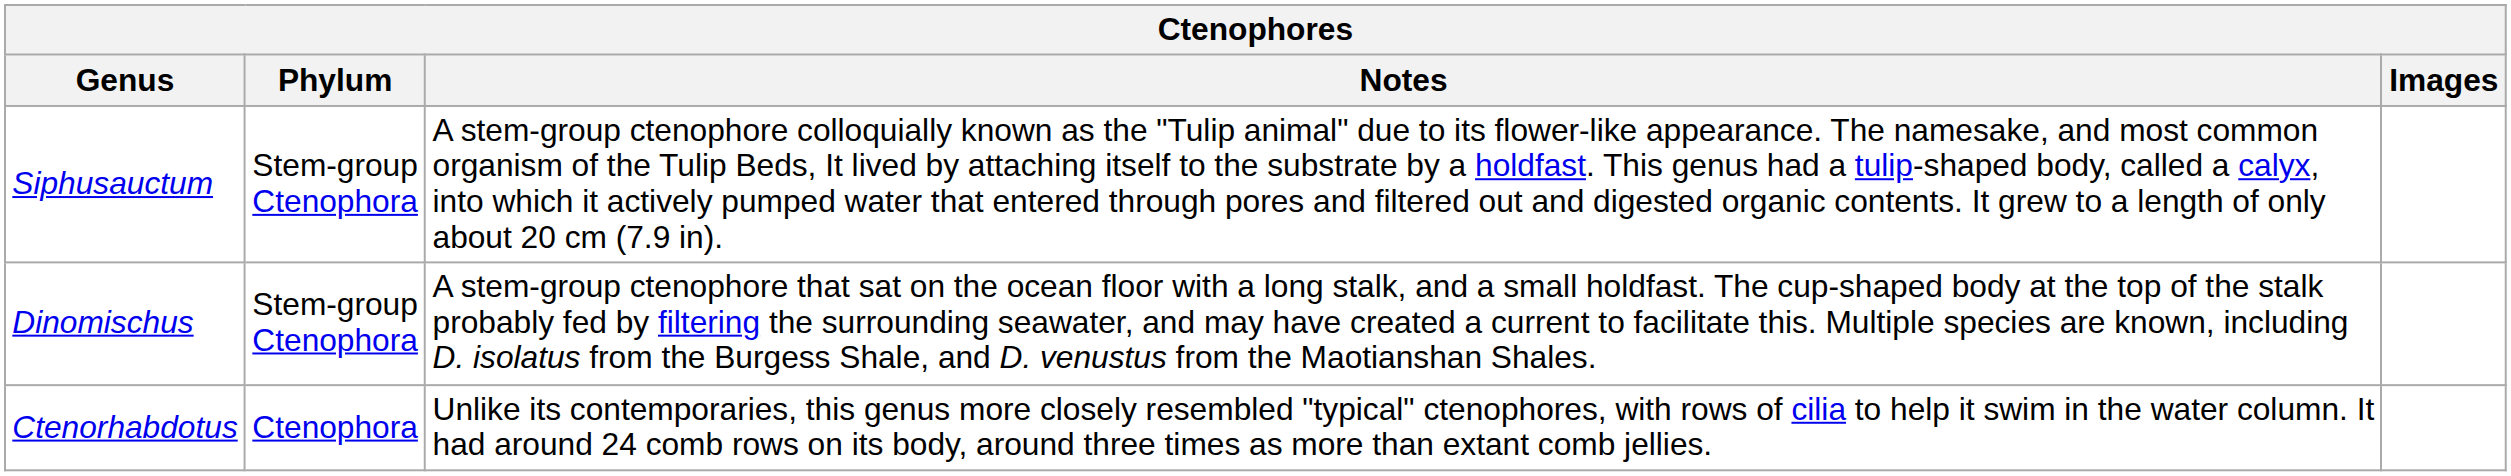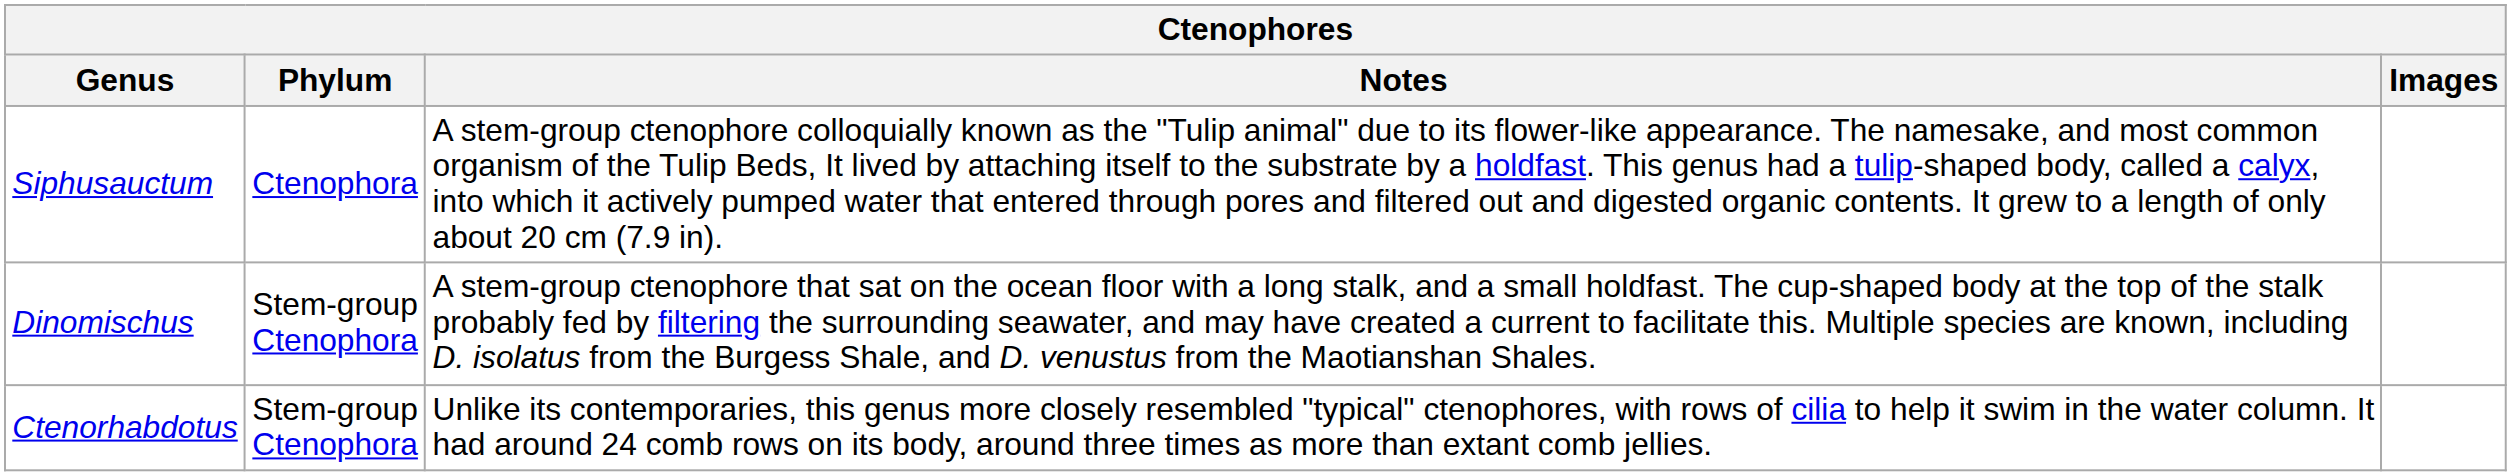(335, 183) Stem-group Ctenophora -> (335, 183) Ctenophora
(335, 426) Ctenophora -> (335, 426) Stem-group Ctenophora
